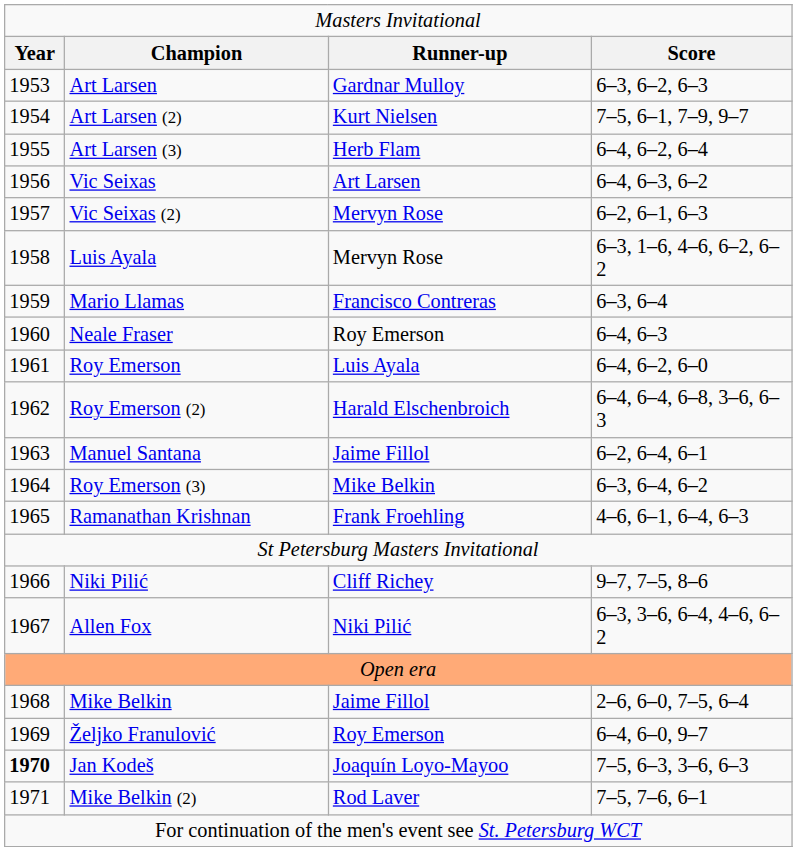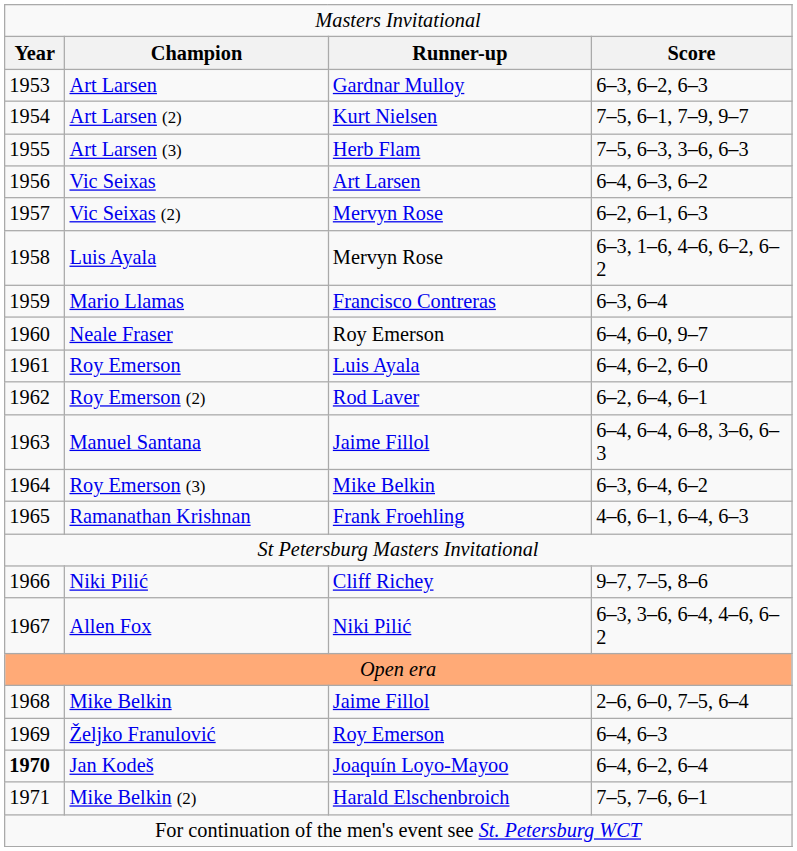(652, 149) 6–4, 6–2, 6–4 -> (672, 149) 7–5, 6–3, 3–6, 6–3
(632, 333) 6–4, 6–3 -> (652, 333) 6–4, 6–0, 9–7
(421, 409) Harald Elschenbroich -> (376, 397) Rod Laver
(688, 409) 6–4, 6–4, 6–8, 3–6, 6–3 -> (652, 397) 6–2, 6–4, 6–1
(652, 453) 6–2, 6–4, 6–1 -> (688, 441) 6–4, 6–4, 6–8, 3–6, 6–3
(652, 733) 6–4, 6–0, 9–7 -> (632, 733) 6–4, 6–3
(672, 765) 7–5, 6–3, 3–6, 6–3 -> (652, 765) 6–4, 6–2, 6–4
(376, 798) Rod Laver -> (421, 798) Harald Elschenbroich
